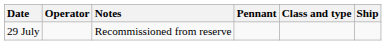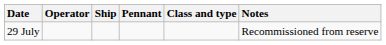columns swapped: (367, 13) <-> (108, 13)
